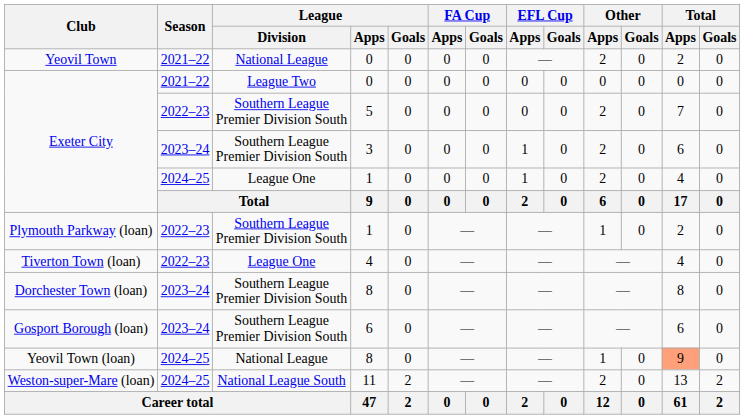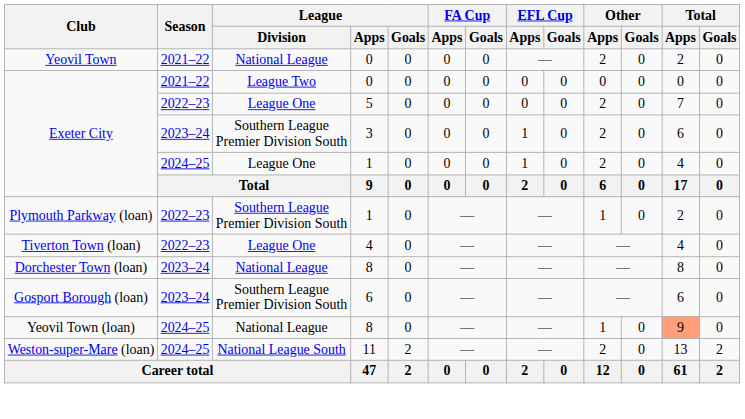(282, 111) Southern League Premier Division South -> (282, 103) League One
(282, 291) Southern League Premier Division South -> (282, 267) National League
